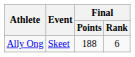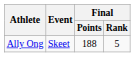(117, 44) 6 -> (117, 44) 5
